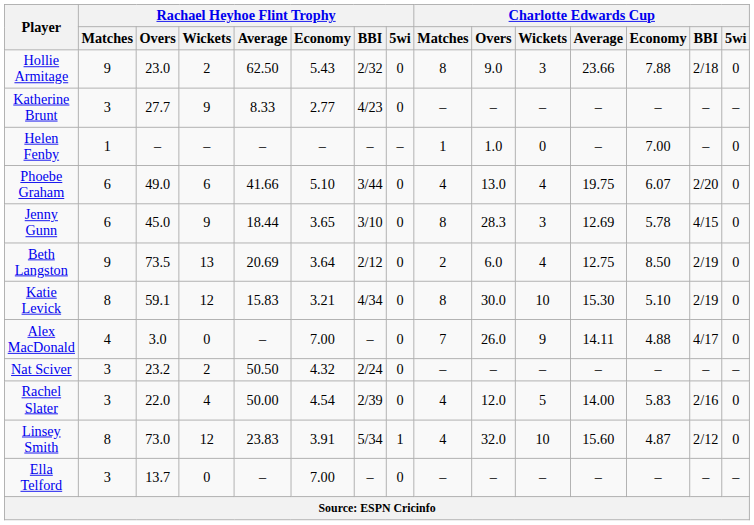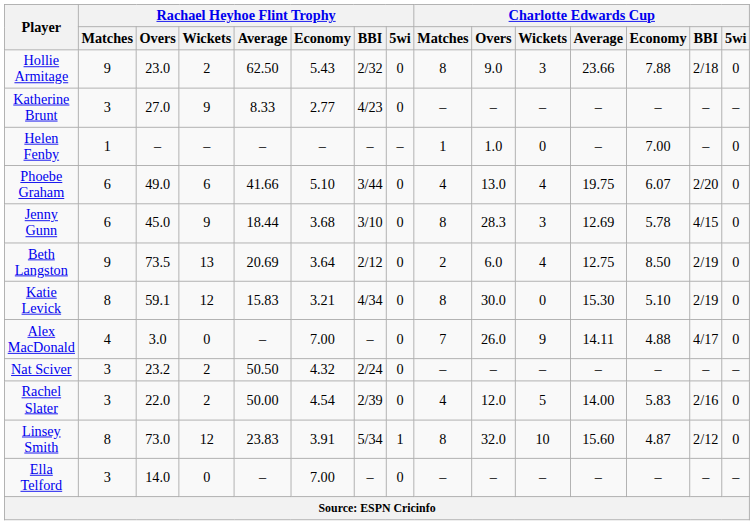(158, 107) 27.7 -> (158, 107) 27.0
(322, 223) 3.65 -> (322, 223) 3.68
(543, 300) 10 -> (543, 300) 0
(207, 400) 4 -> (207, 400) 2
(443, 438) 4 -> (443, 438) 8
(158, 477) 13.7 -> (158, 477) 14.0
